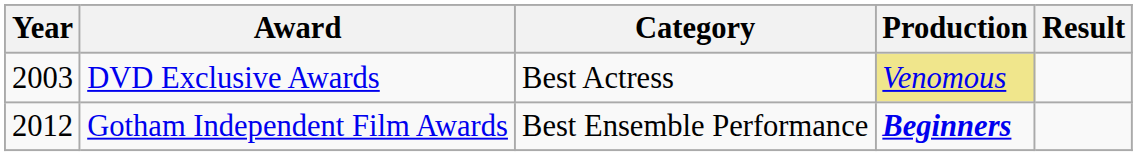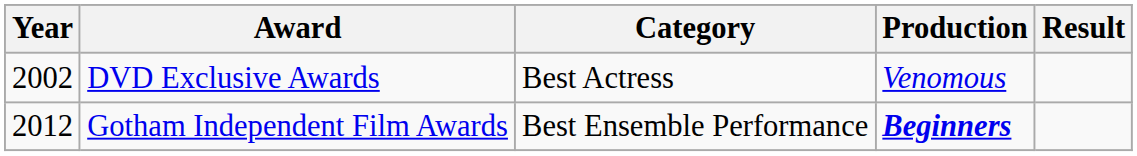(43, 77) 2003 -> (43, 77) 2002
(944, 77) khaki background -> (944, 77) no background
